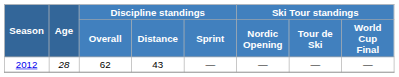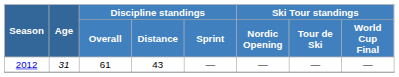(64, 65) 28 -> (64, 65) 31
(105, 65) 62 -> (105, 65) 61
